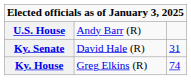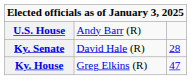(175, 48) 31 -> (175, 48) 28
(175, 65) 74 -> (175, 65) 47
